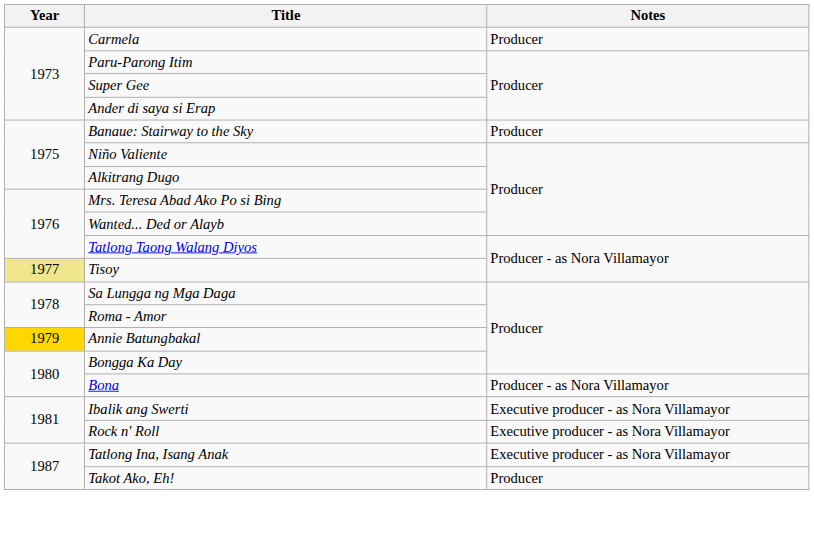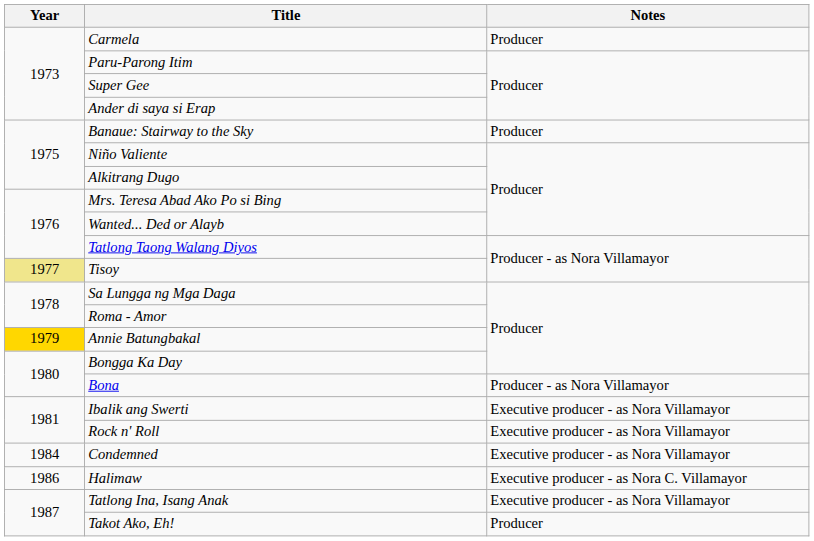+ row: (123, 454)
+ row: (115, 477)
